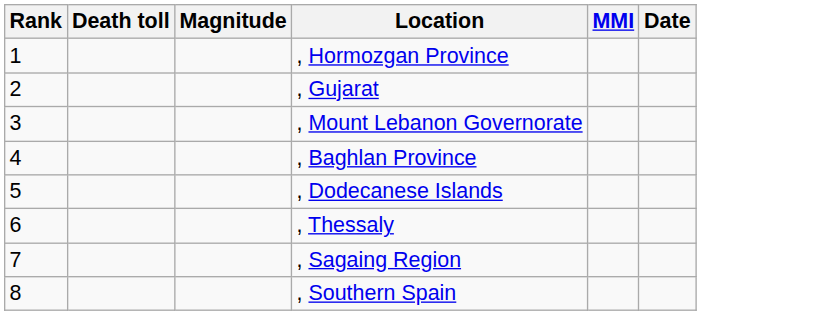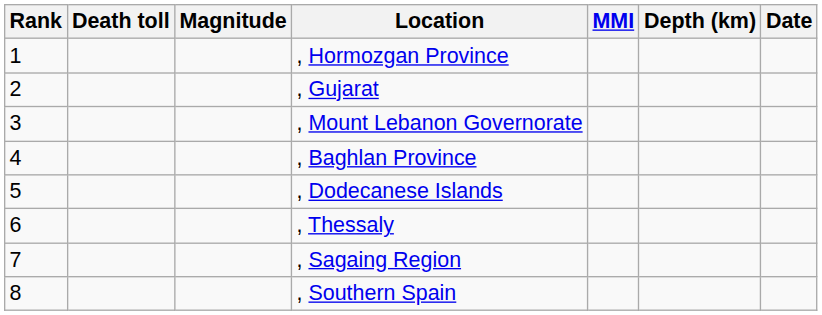+ column: (700, 21)
